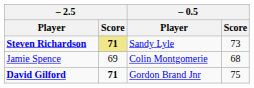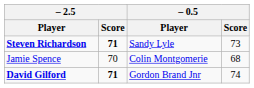(113, 43) khaki background -> (113, 43) no background
(113, 59) 69 -> (113, 59) 70
(235, 75) 75 -> (235, 75) 74
